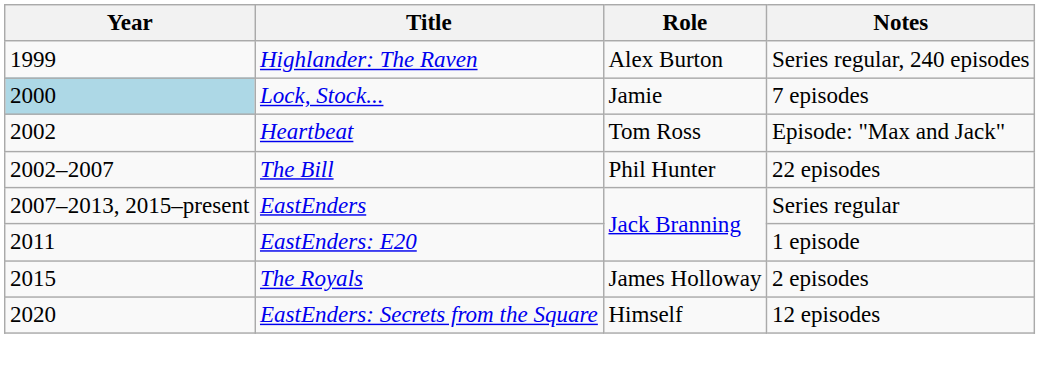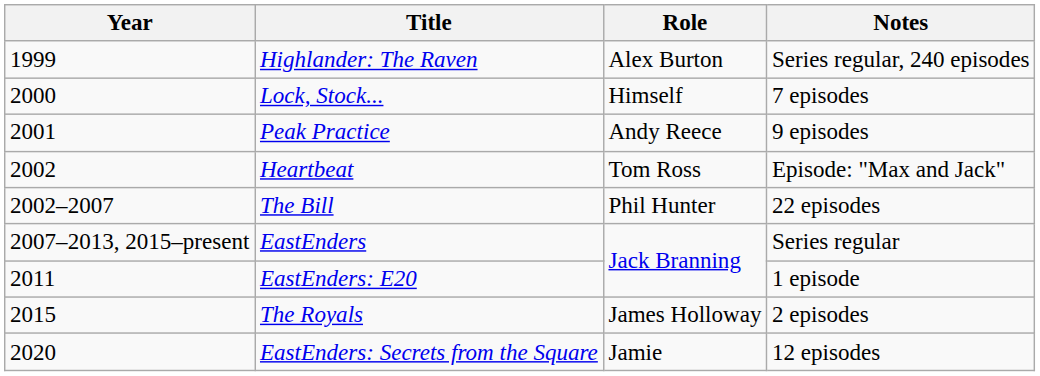(33, 95) lightblue background -> (33, 95) no background
(635, 95) Jamie -> (646, 95) Himself
+ row: (325, 132)
(646, 315) Himself -> (635, 351) Jamie
